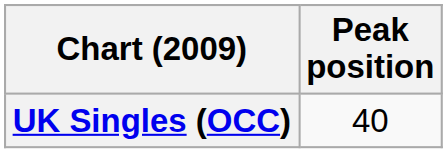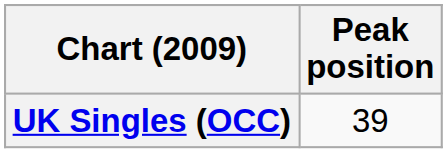(370, 119) 40 -> (370, 119) 39
